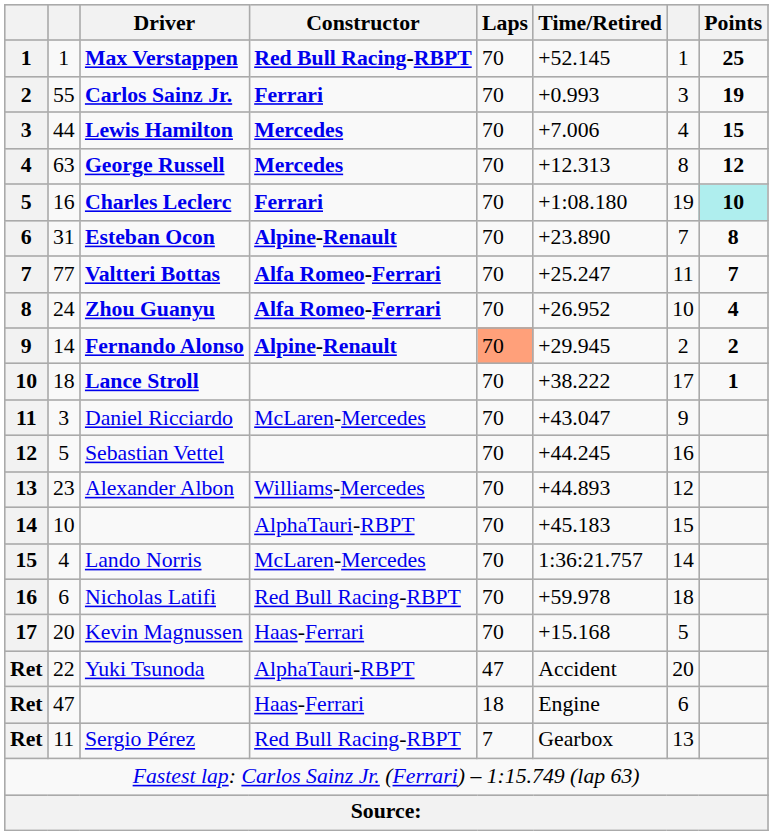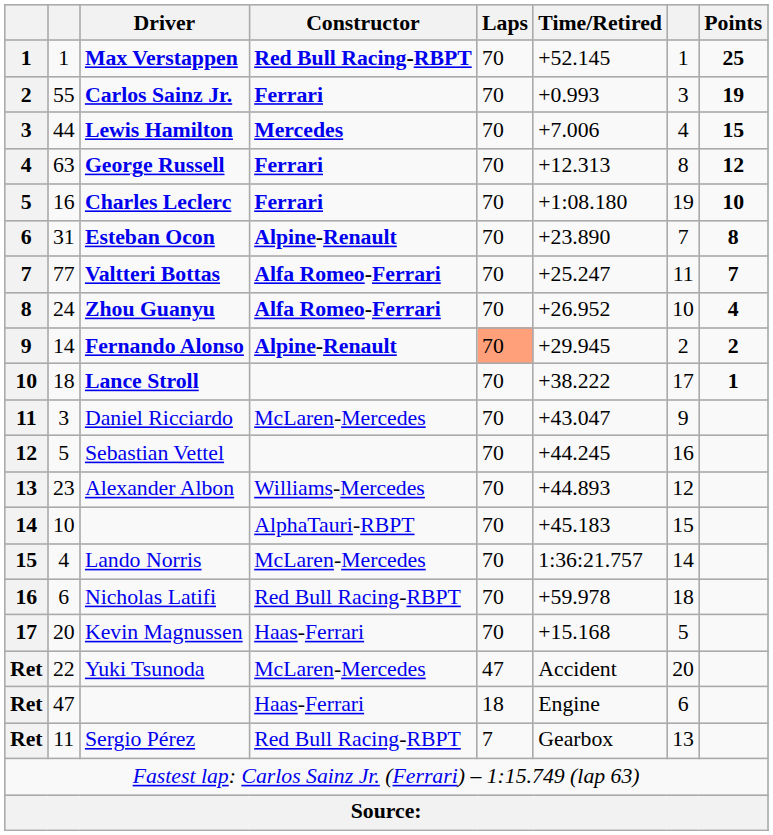(299, 165) Mercedes -> (289, 165) Ferrari
(733, 201) paleturquoise background -> (733, 201) no background
(334, 668) AlphaTauri-RBPT -> (340, 668) McLaren-Mercedes
